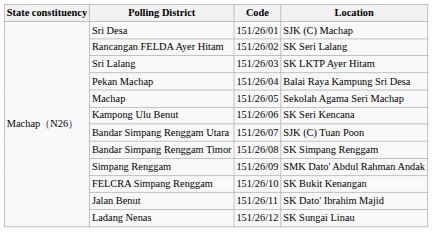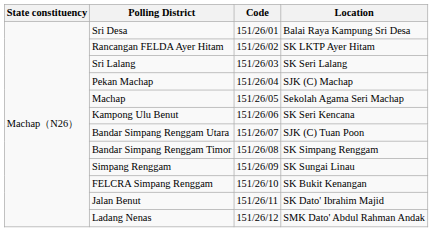(318, 30) SJK (C) Machap -> (347, 30) Balai Raya Kampung Sri Desa
(315, 47) SK Seri Lalang -> (329, 47) SK LKTP Ayer Hitam
(329, 64) SK LKTP Ayer Hitam -> (315, 64) SK Seri Lalang
(347, 81) Balai Raya Kampung Sri Desa -> (318, 81) SJK (C) Machap
(354, 167) SMK Dato' Abdul Rahman Andak -> (319, 167) SK Sungai Linau
(319, 218) SK Sungai Linau -> (354, 218) SMK Dato' Abdul Rahman Andak
